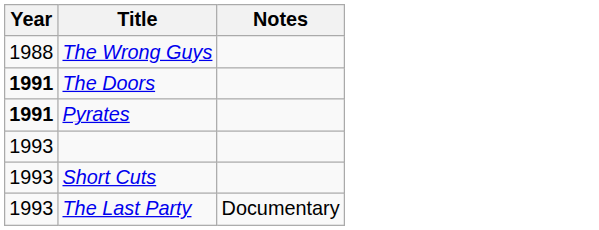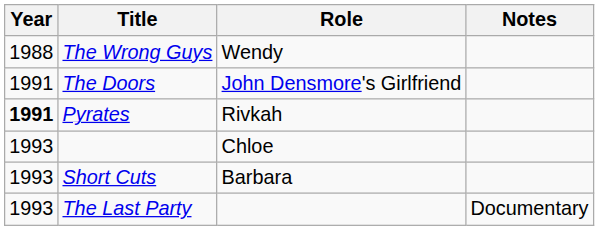+ column: (341, 20)
(31, 83) bold -> (31, 83) normal
